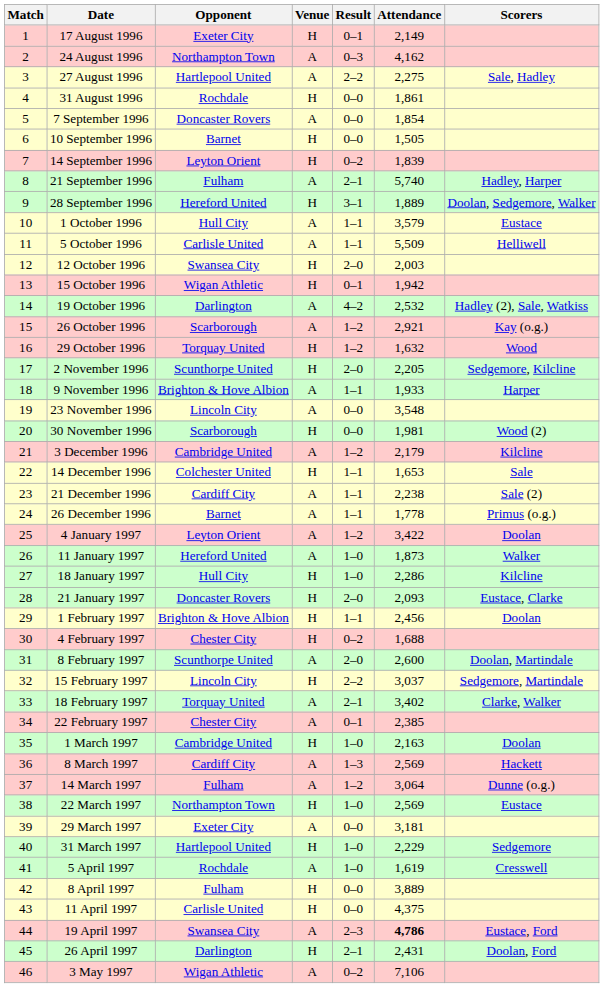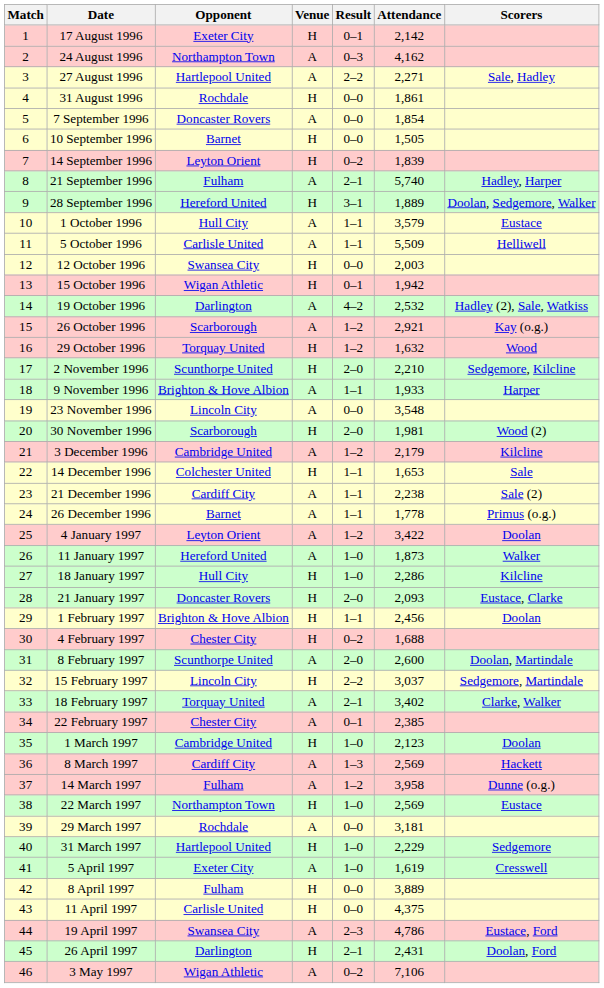(409, 35) 2,149 -> (409, 35) 2,142
(409, 77) 2,275 -> (409, 77) 2,271
(353, 264) 2–0 -> (353, 264) 0–0
(409, 368) 2,205 -> (409, 368) 2,210
(353, 431) 0–0 -> (353, 431) 2–0
(409, 743) 2,163 -> (409, 743) 2,123
(409, 784) 3,064 -> (409, 784) 3,958
(223, 826) Exeter City -> (223, 826) Rochdale
(223, 868) Rochdale -> (223, 868) Exeter City
(409, 930) bold -> (409, 930) normal
